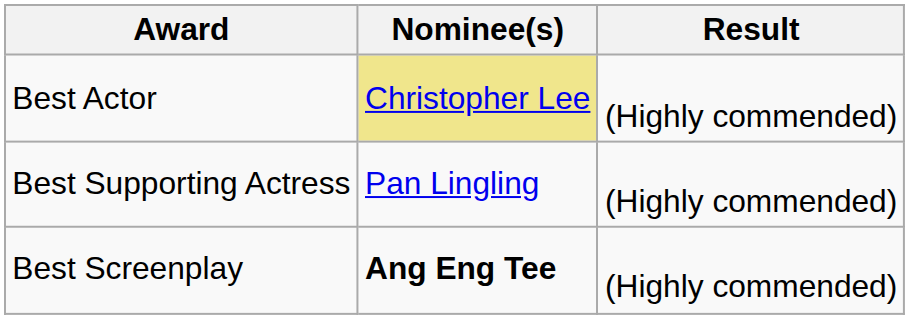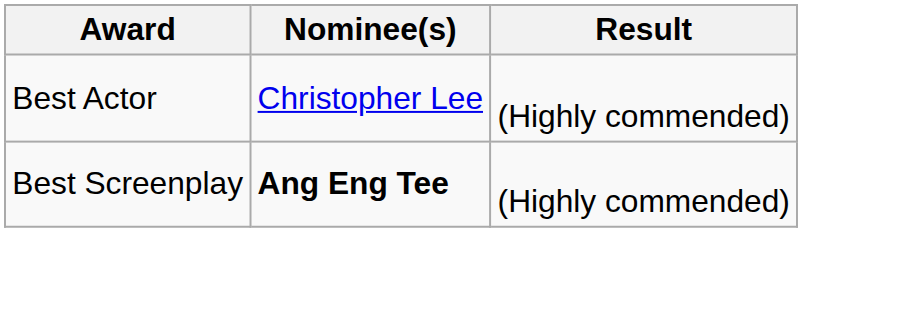(478, 97) khaki background -> (370, 97) no background
- row: (181, 183)
